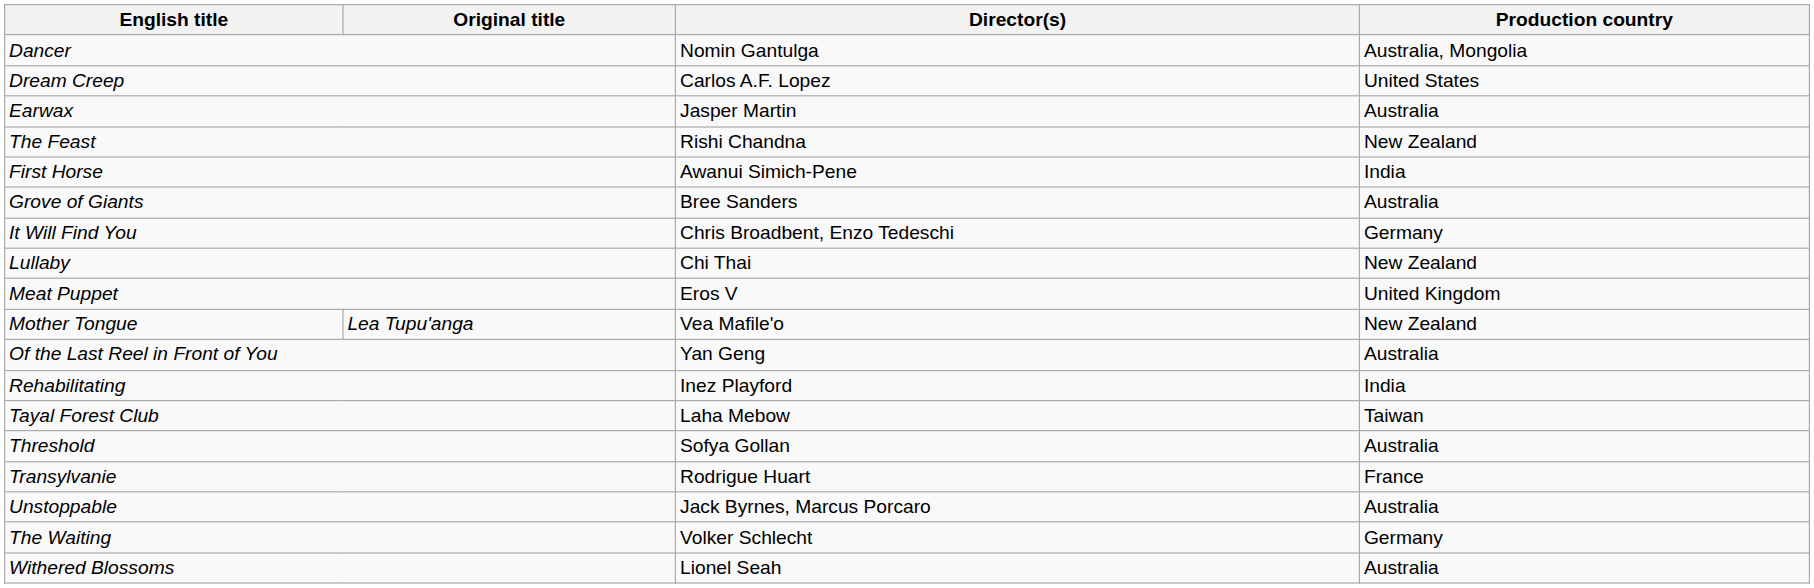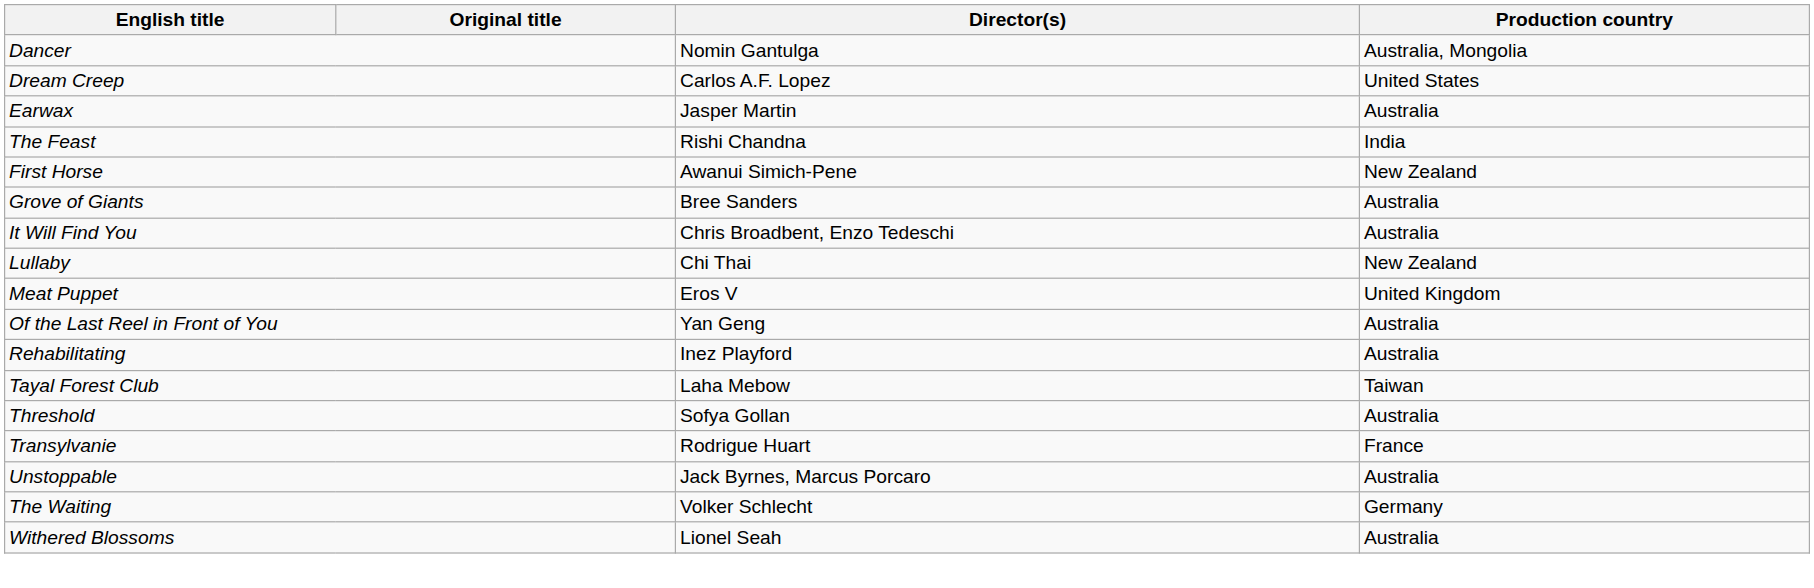(1420, 141) New Zealand -> (1385, 141) India
(1385, 171) India -> (1420, 171) New Zealand
(1403, 232) Germany -> (1401, 232) Australia
- row: (73, 324)
(1385, 385) India -> (1401, 354) Australia
